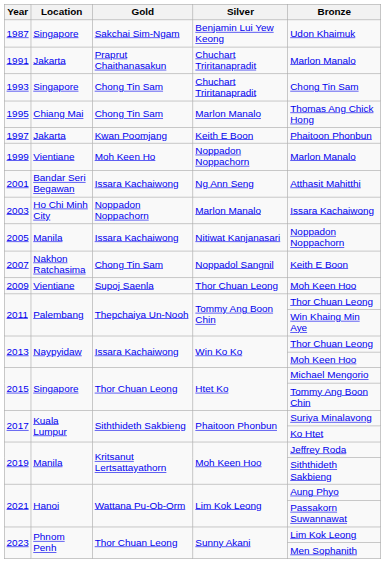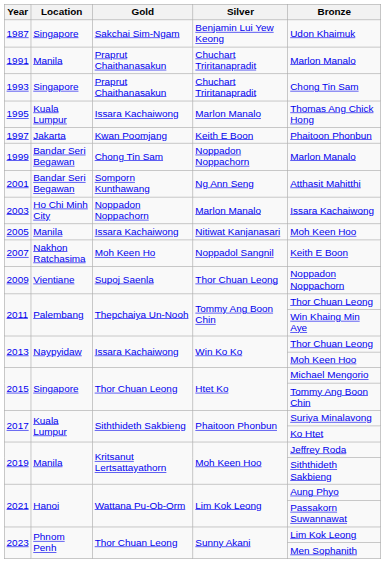(50, 60) Jakarta -> (48, 60) Manila
(129, 87) Chong Tin Sam -> (131, 87) Praprut Chaithanasakun
(58, 114) Chiang Mai -> (50, 114) Kuala Lumpur
(129, 114) Chong Tin Sam -> (137, 114) Issara Kachaiwong
(54, 156) Vientiane -> (59, 156) Bandar Seri Begawan
(125, 156) Moh Keen Ho -> (129, 156) Chong Tin Sam
(137, 183) Issara Kachaiwong -> (122, 183) Somporn Kunthawang
(317, 237) Noppadon Noppachorn -> (323, 232) Moh Keen Hoo
(129, 264) Chong Tin Sam -> (125, 253) Moh Keen Ho
(323, 285) Moh Keen Hoo -> (317, 280) Noppadon Noppachorn
